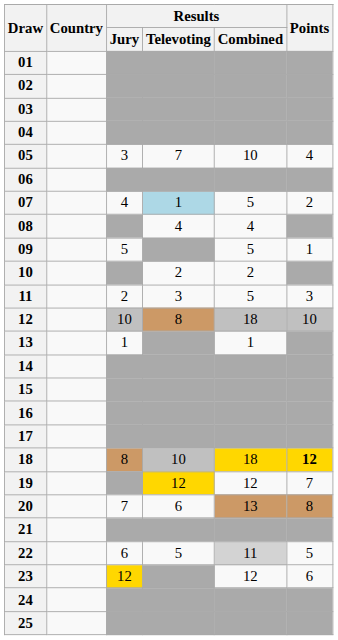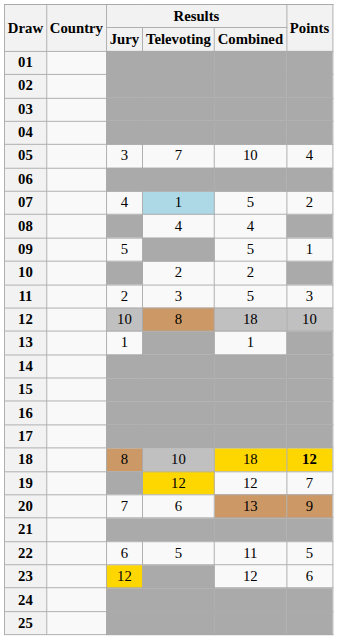(309, 506) 8 -> (309, 506) 9
(250, 553) lightgrey background -> (250, 553) no background
